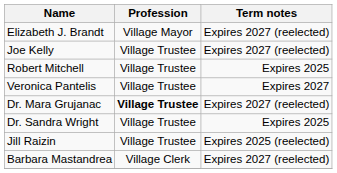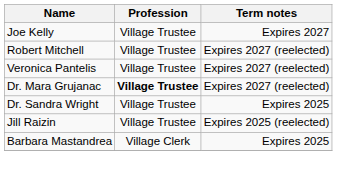- row: (55, 31)
(267, 50) Expires 2027 (reelected) -> (296, 31) Expires 2027
(296, 68) Expires 2025 -> (267, 50) Expires 2027 (reelected)
(296, 86) Expires 2027 -> (267, 68) Expires 2027 (reelected)
(267, 159) Expires 2027 (reelected) -> (296, 141) Expires 2025
